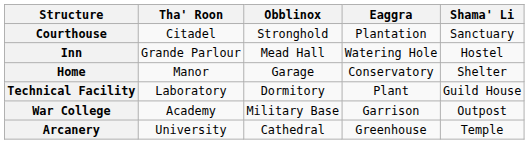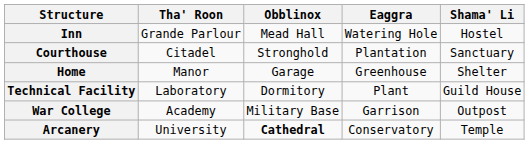rows swapped: (71, 33) <-> (71, 53)
(391, 72) Conservatory -> (391, 72) Greenhouse
(293, 130) normal -> (293, 130) bold
(391, 130) Greenhouse -> (391, 130) Conservatory
